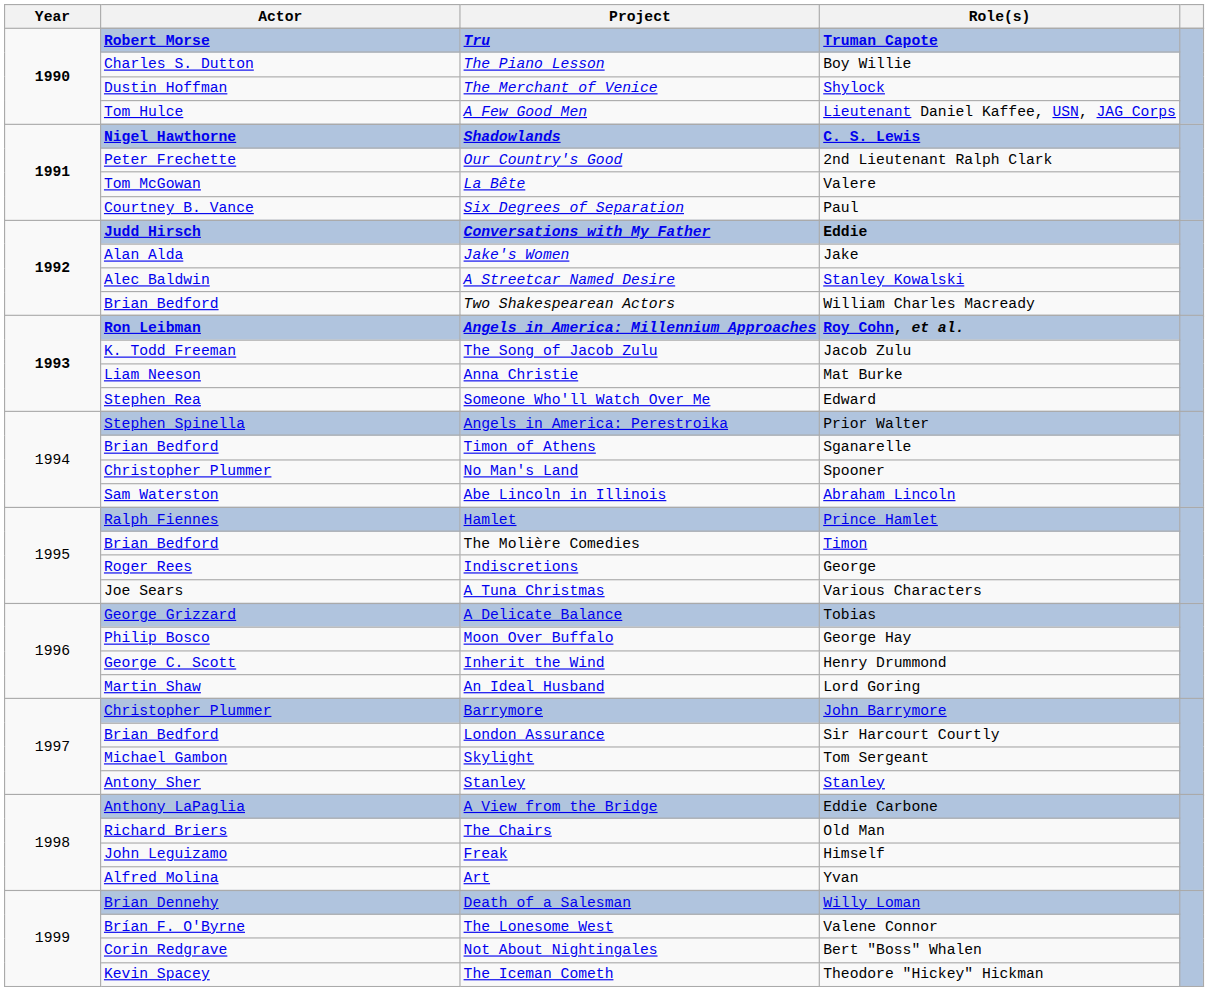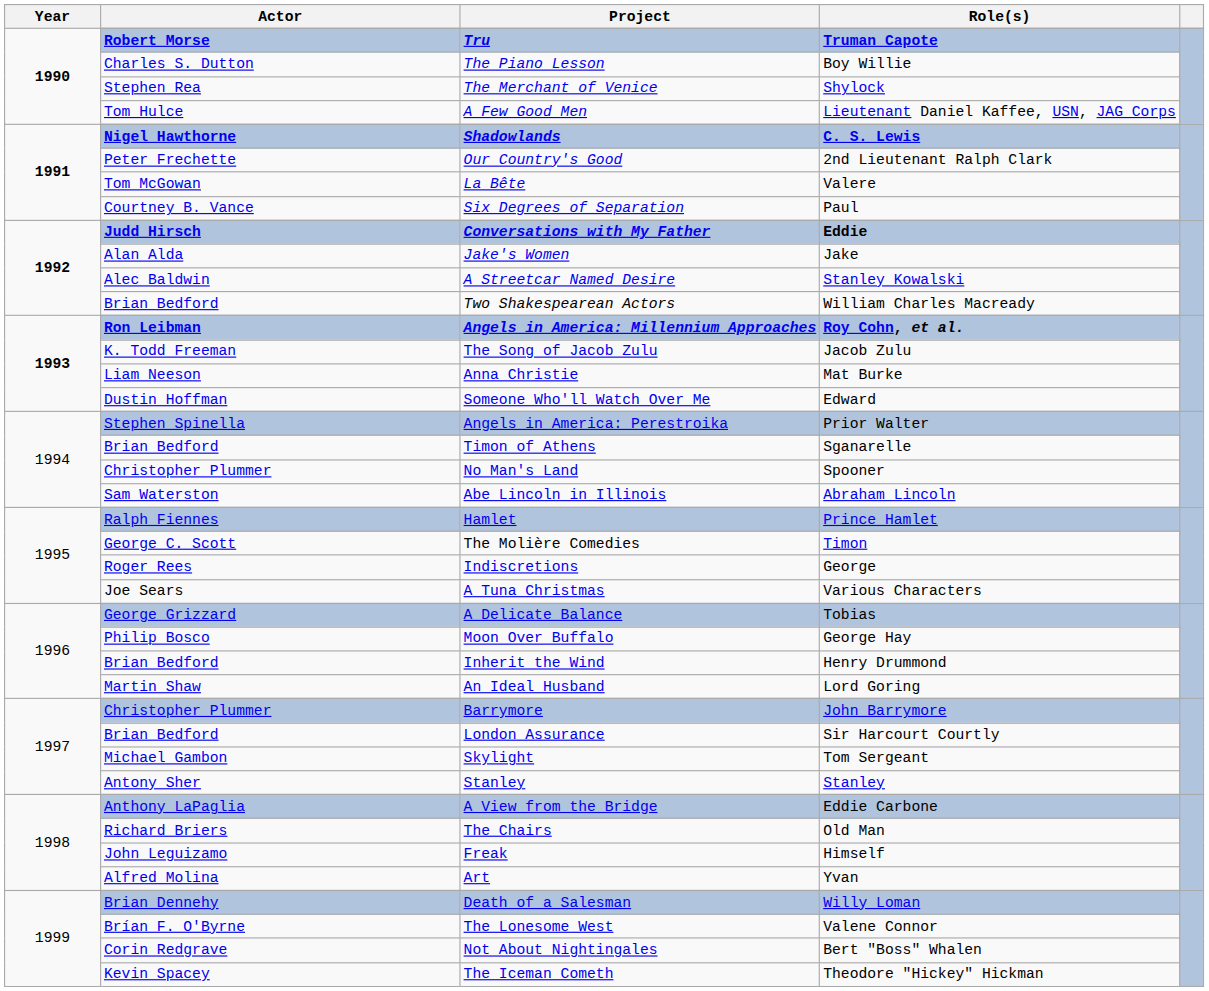(166, 88) Dustin Hoffman -> (152, 88) Stephen Rea
(152, 400) Stephen Rea -> (166, 400) Dustin Hoffman
(161, 543) Brian Bedford -> (170, 543) George C. Scott
(170, 663) George C. Scott -> (161, 663) Brian Bedford
